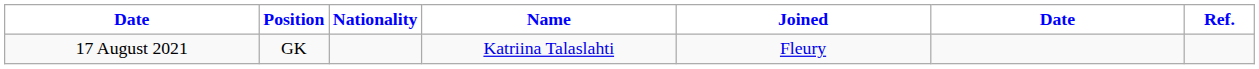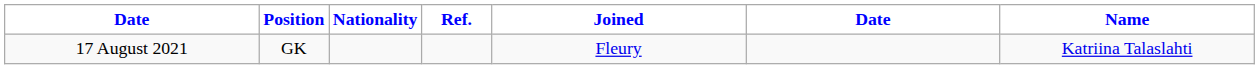columns swapped: (549, 19) <-> (1219, 19)
